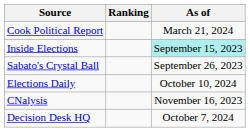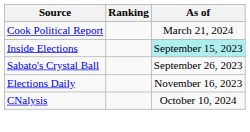(198, 83) October 10, 2024 -> (198, 83) November 16, 2023
(198, 100) November 16, 2023 -> (198, 100) October 10, 2024
- row: (49, 118)
